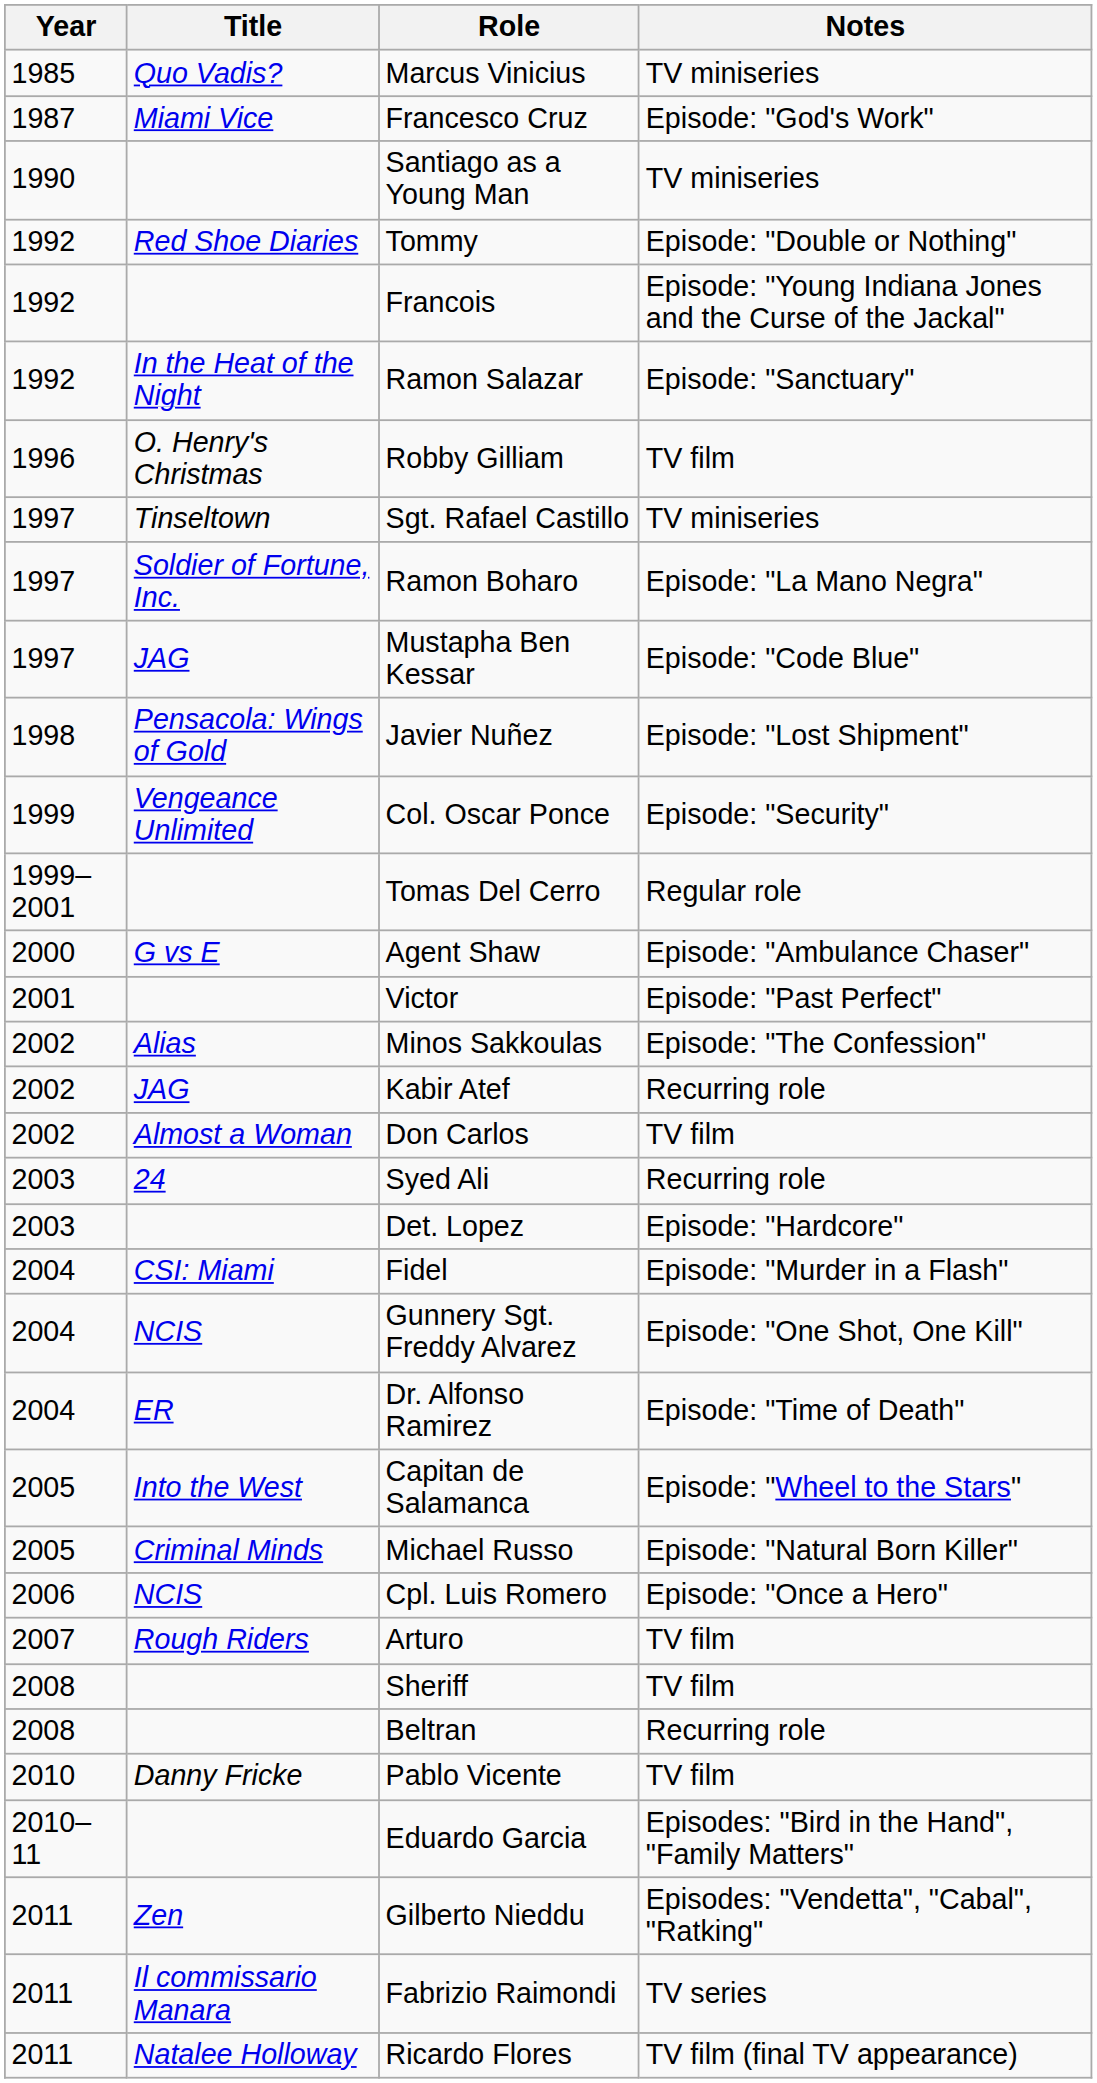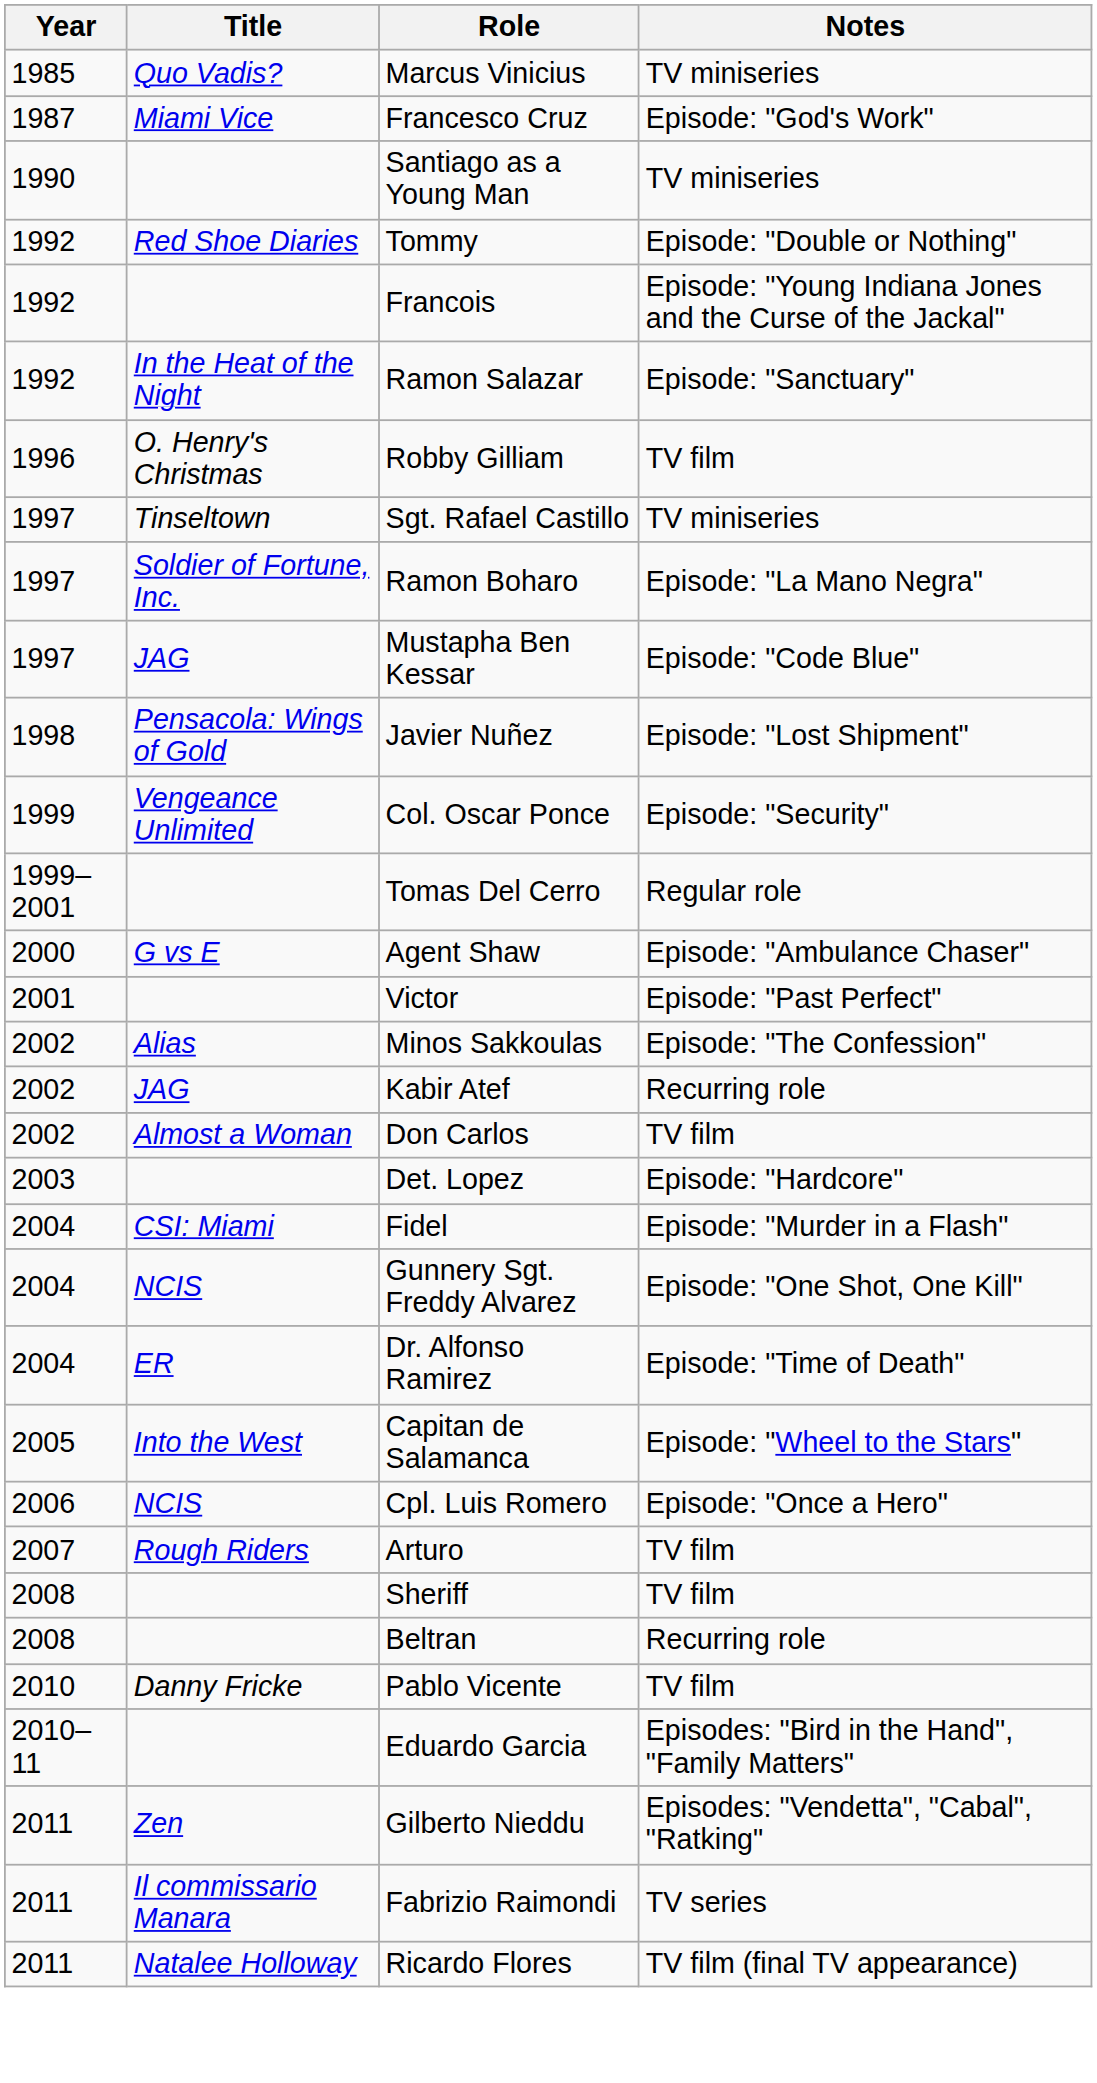- row: (437, 1180)
- row: (479, 1549)
